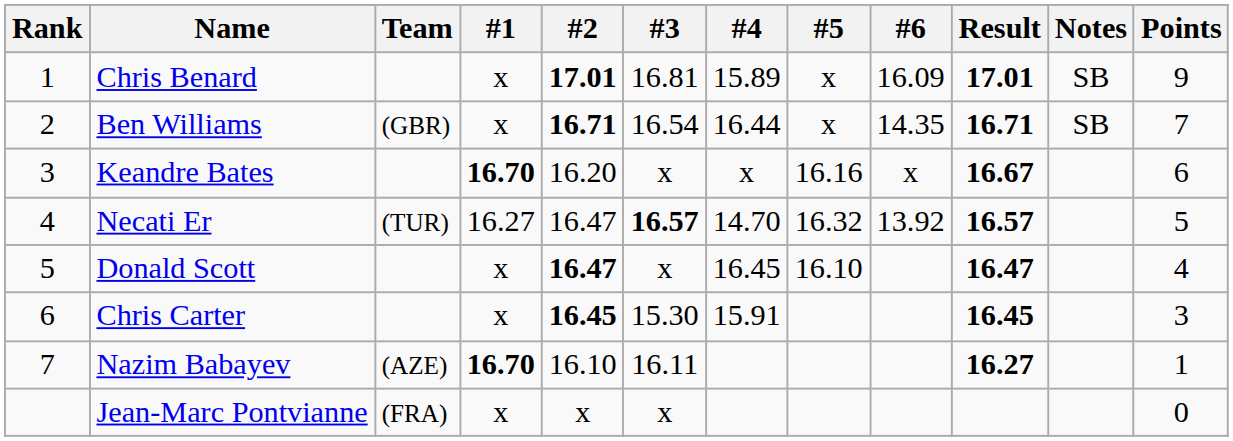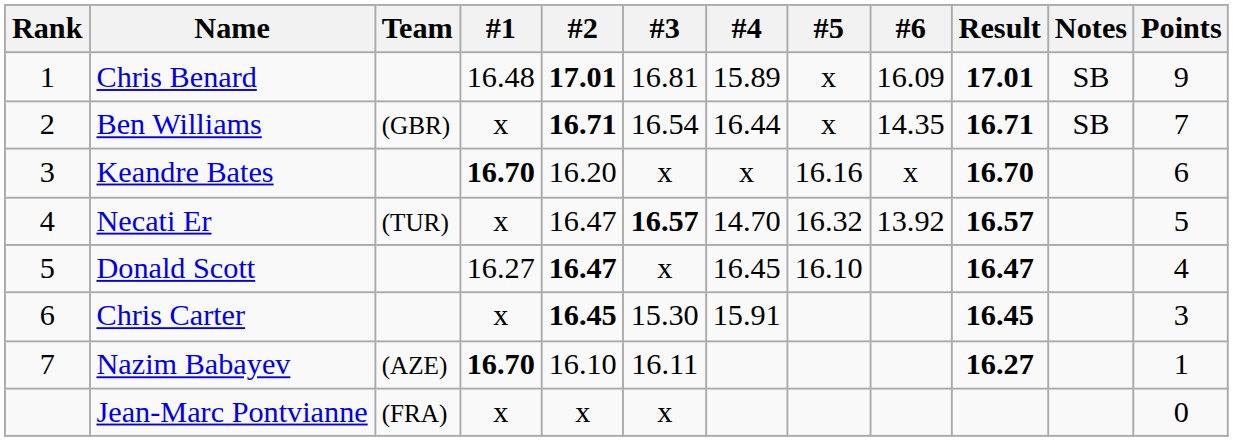(501, 76) x -> (501, 76) 16.48
(1000, 172) 16.67 -> (1000, 172) 16.70
(501, 220) 16.27 -> (501, 220) x
(501, 268) x -> (501, 268) 16.27
